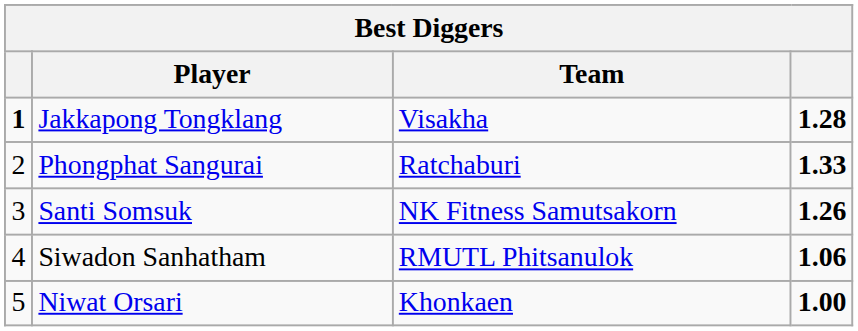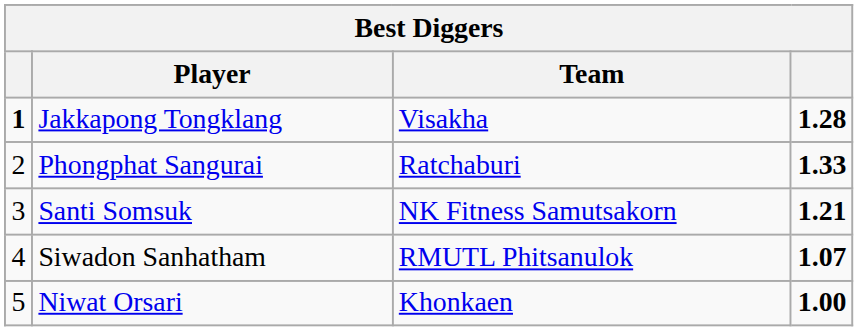(822, 211) 1.26 -> (822, 211) 1.21
(822, 256) 1.06 -> (822, 256) 1.07
